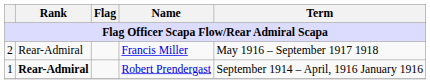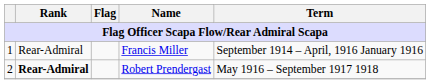(10, 50) 2 -> (10, 50) 1
(297, 50) May 1916 – September 1917 1918 -> (320, 50) September 1914 – April, 1916 January 1916
(10, 69) 1 -> (10, 69) 2
(320, 69) September 1914 – April, 1916 January 1916 -> (297, 69) May 1916 – September 1917 1918
